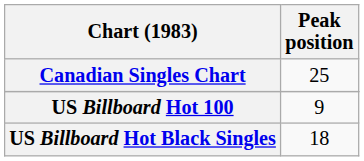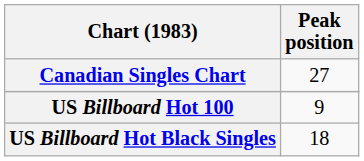(319, 75) 25 -> (319, 75) 27
